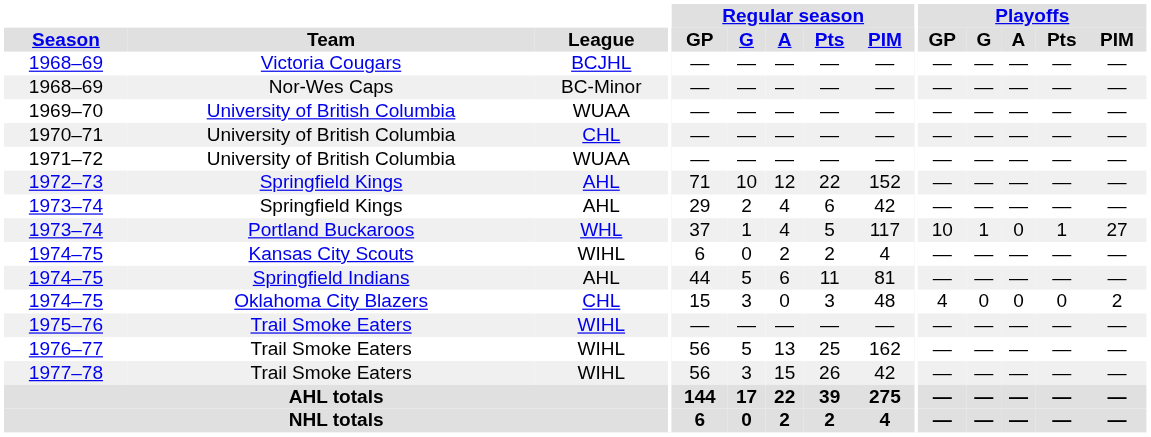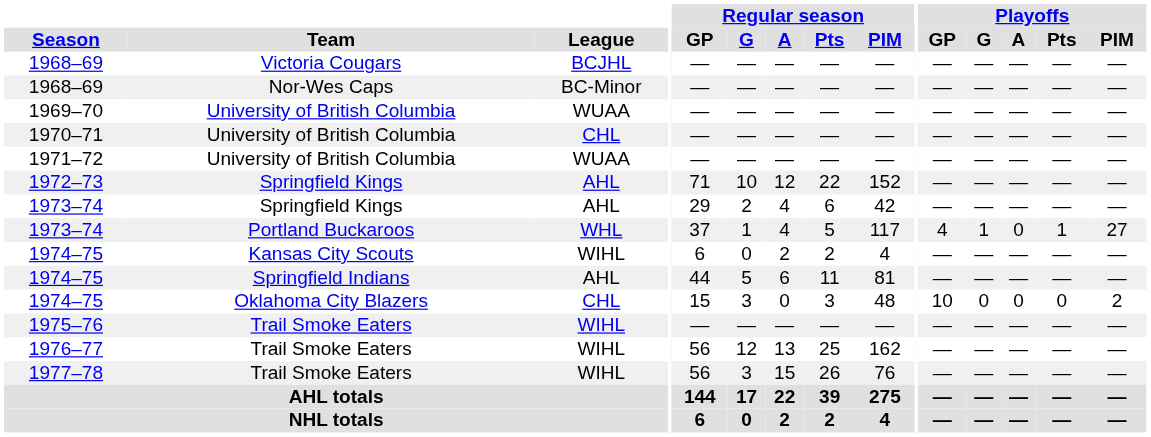(942, 230) 10 -> (942, 230) 4
(942, 301) 4 -> (942, 301) 10
(747, 349) 5 -> (747, 349) 12
(885, 372) 42 -> (885, 372) 76
